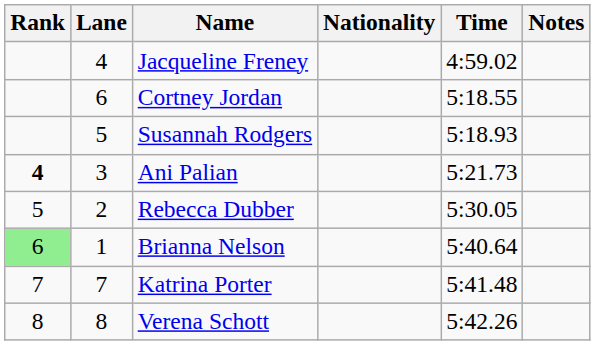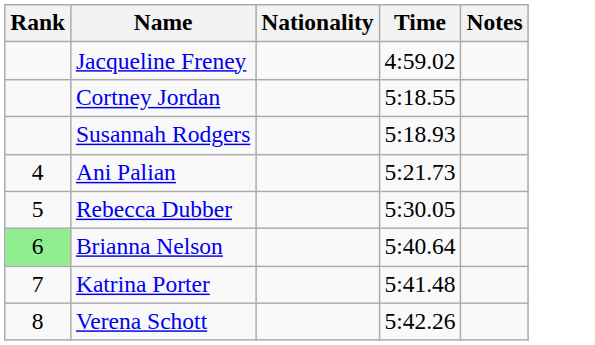- column: (101, 23)
(38, 172) bold -> (38, 172) normal
